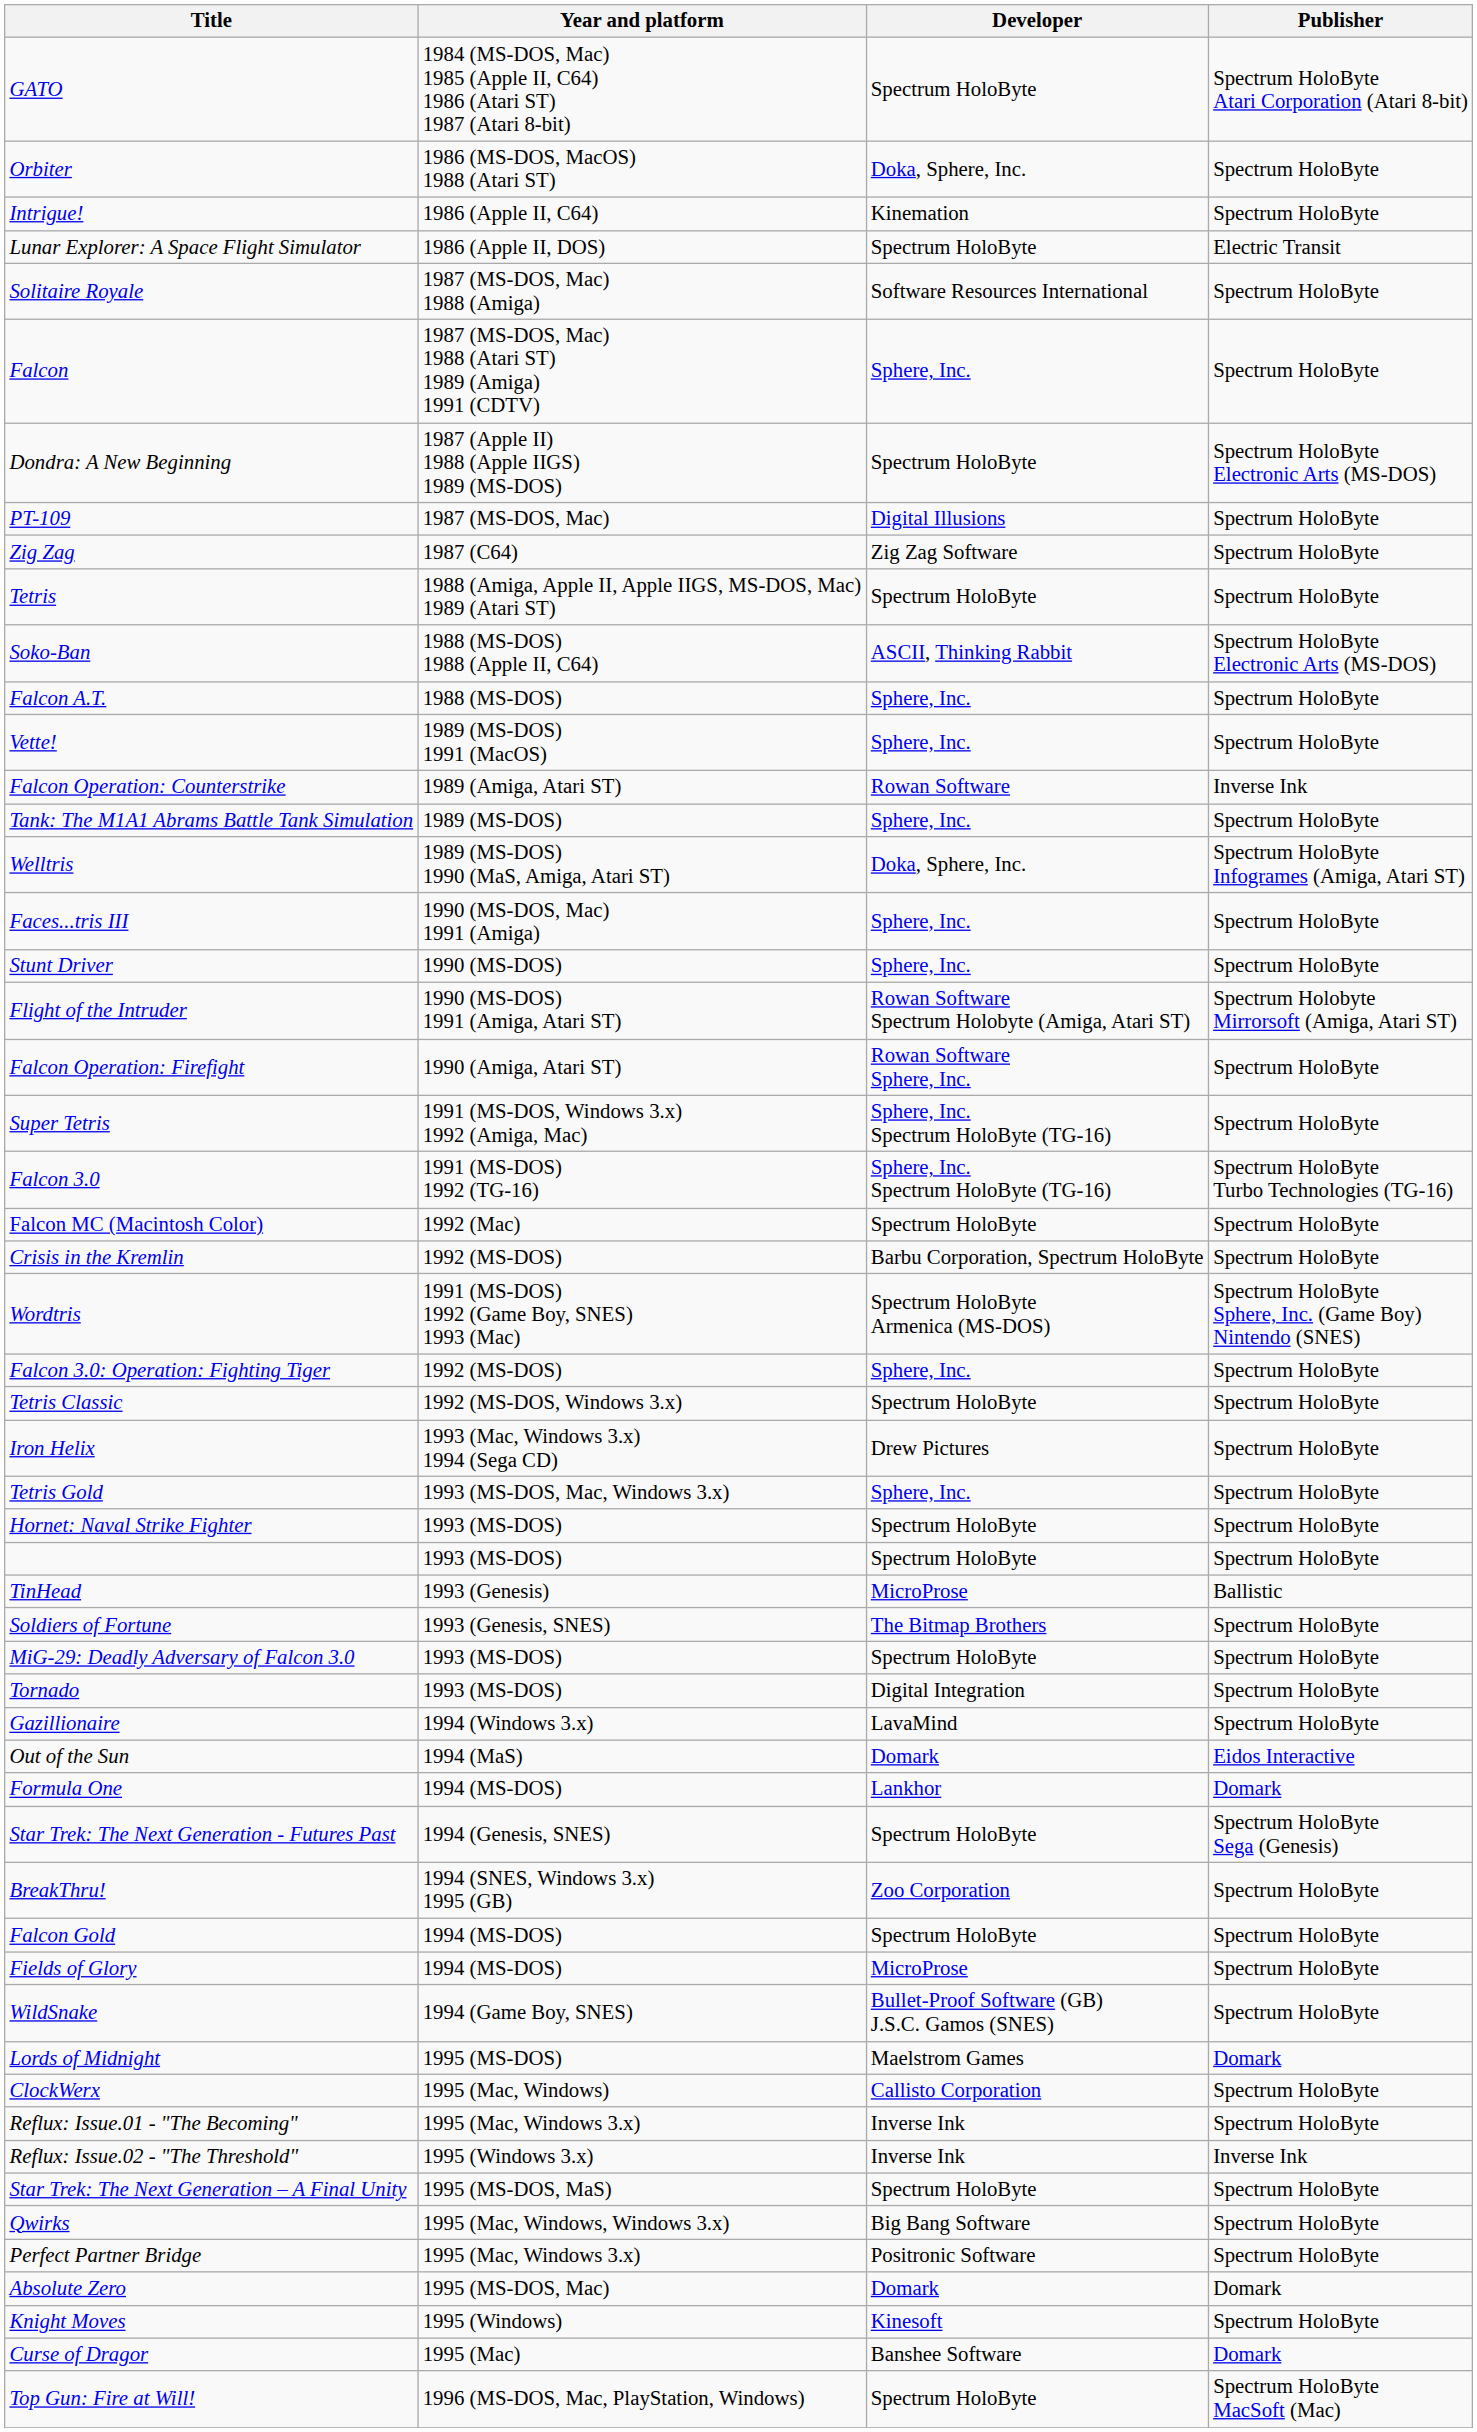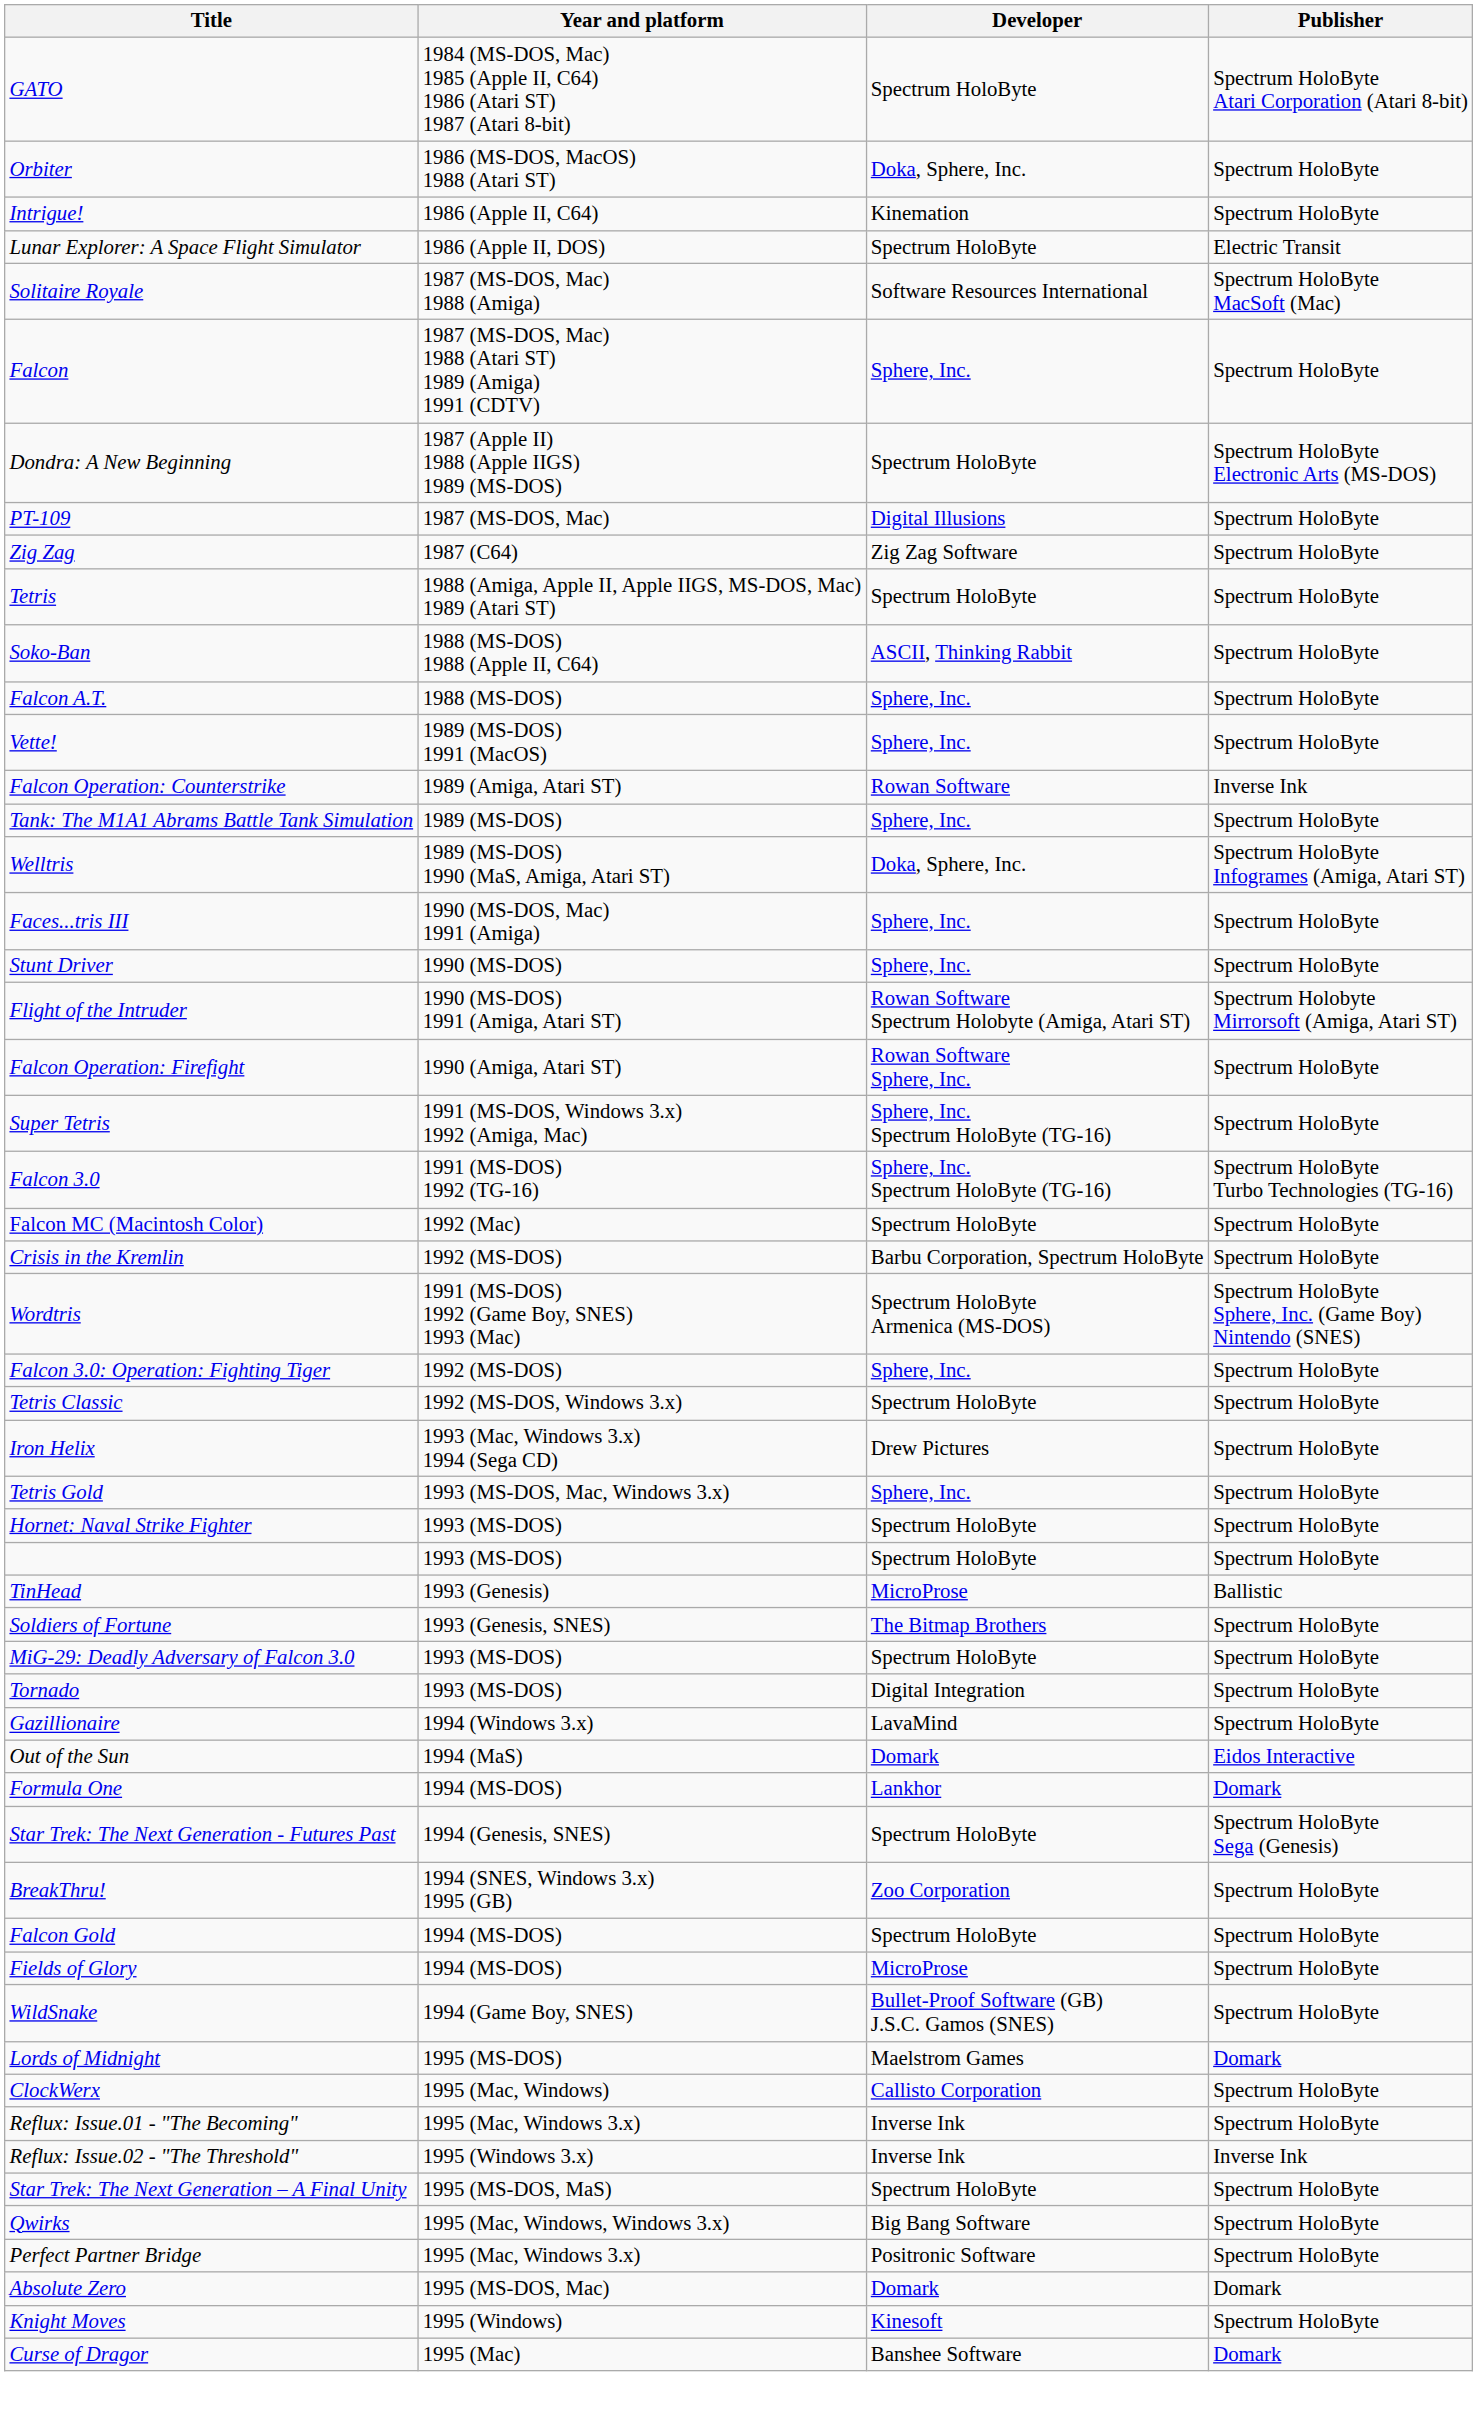(1296, 291) Spectrum HoloByte -> (1296, 291) Spectrum HoloByte MacSoft (Mac)
(1325, 652) Spectrum HoloByte Electronic Arts (MS-DOS) -> (1296, 652) Spectrum HoloByte
- row: (102, 2399)
